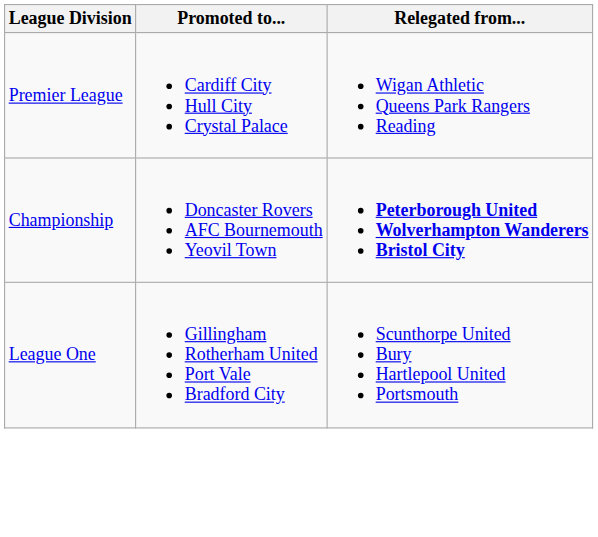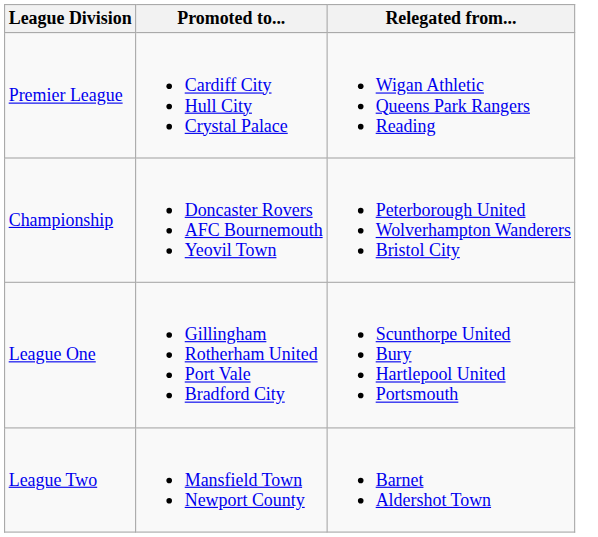(460, 230) bold -> (451, 230) normal
+ row: (53, 479)
